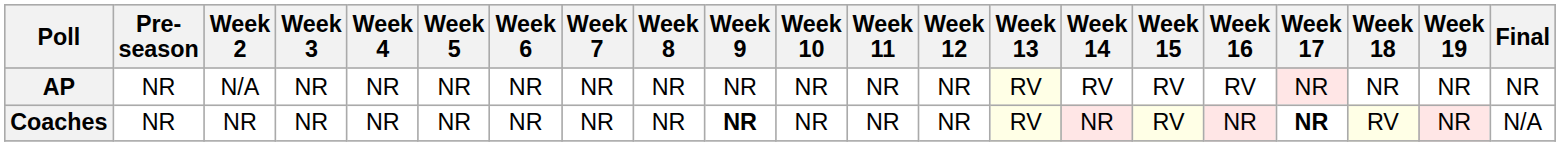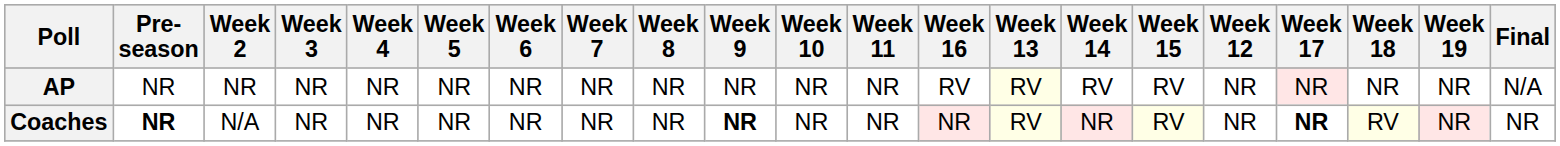columns swapped: (954, 37) <-> (1240, 37)
(240, 86) N/A -> (240, 86) NR
(1523, 86) NR -> (1523, 86) N/A
(159, 123) normal -> (159, 123) bold
(240, 123) NR -> (240, 123) N/A
(1523, 123) N/A -> (1523, 123) NR
